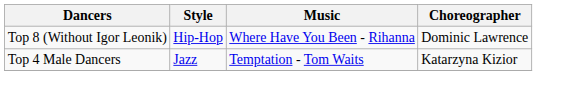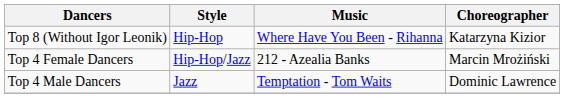(475, 37) Dominic Lawrence -> (497, 37) Katarzyna Kizior
+ row: (70, 59)
(469, 59) Katarzyna Kizior -> (503, 81) Dominic Lawrence
